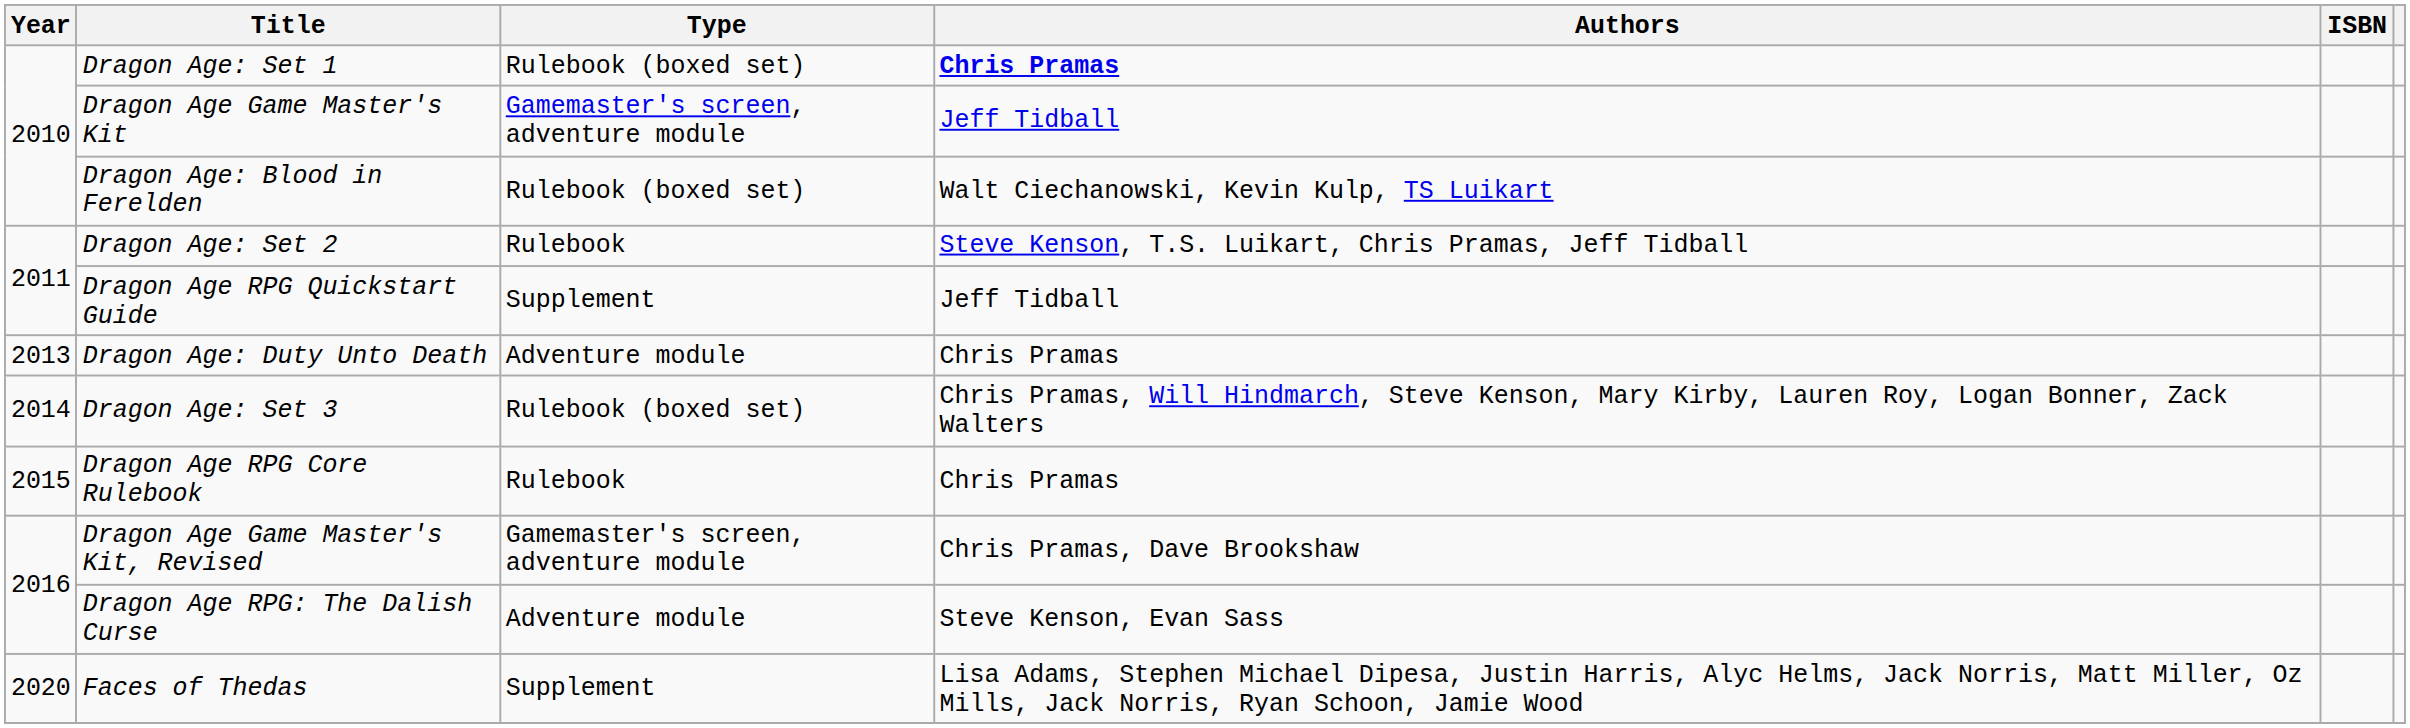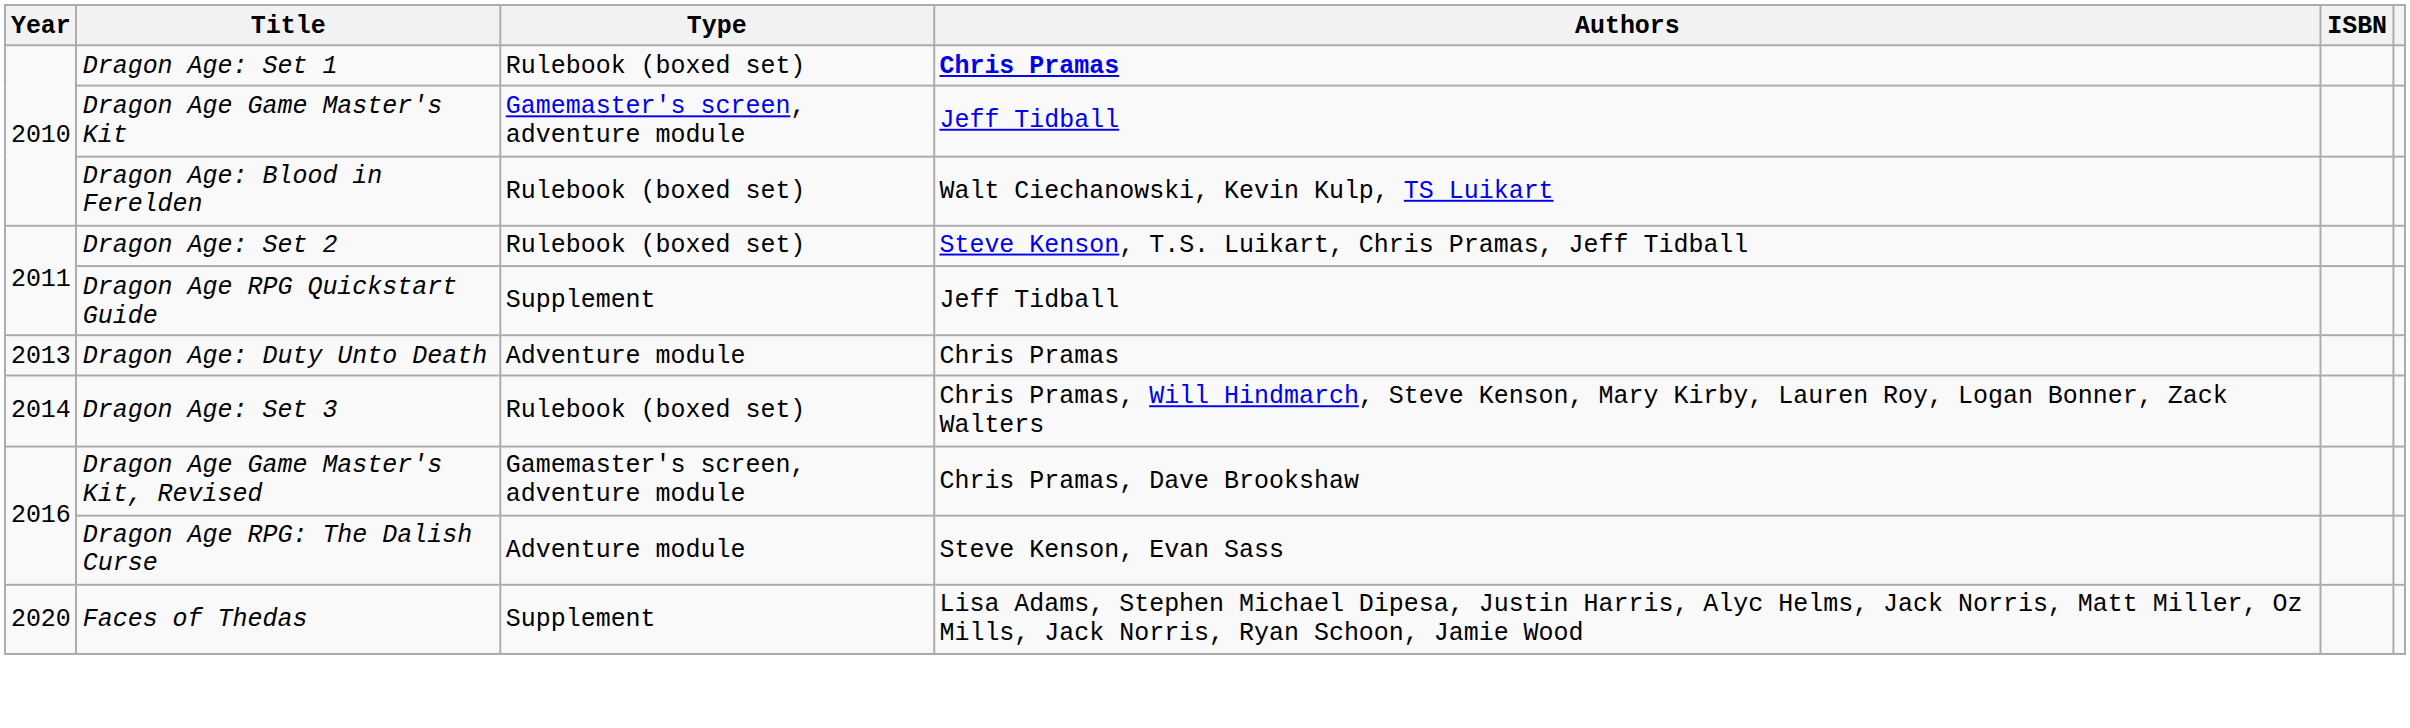(566, 246) Rulebook -> (656, 246) Rulebook (boxed set)
- row: (225, 480)
